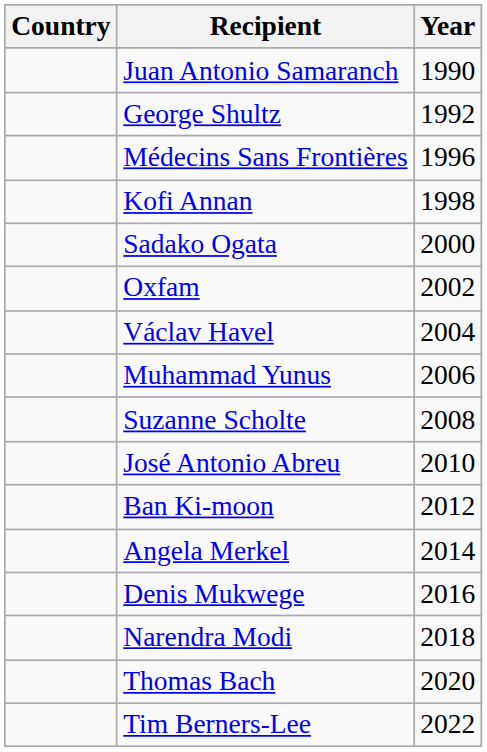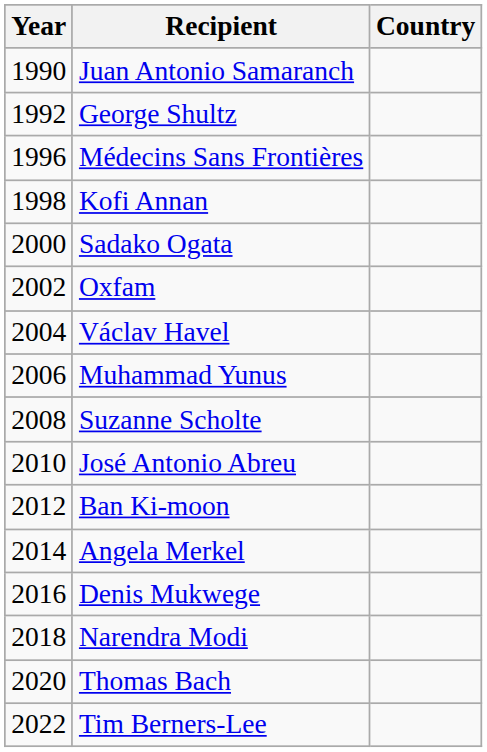columns swapped: (448, 26) <-> (61, 26)
